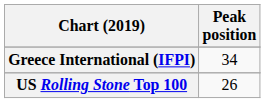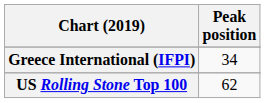(229, 85) 26 -> (229, 85) 62
